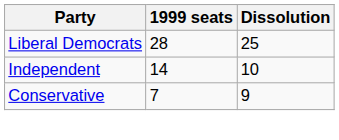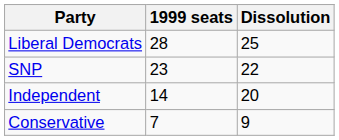+ row: (25, 69)
(250, 69) 10 -> (250, 95) 20
